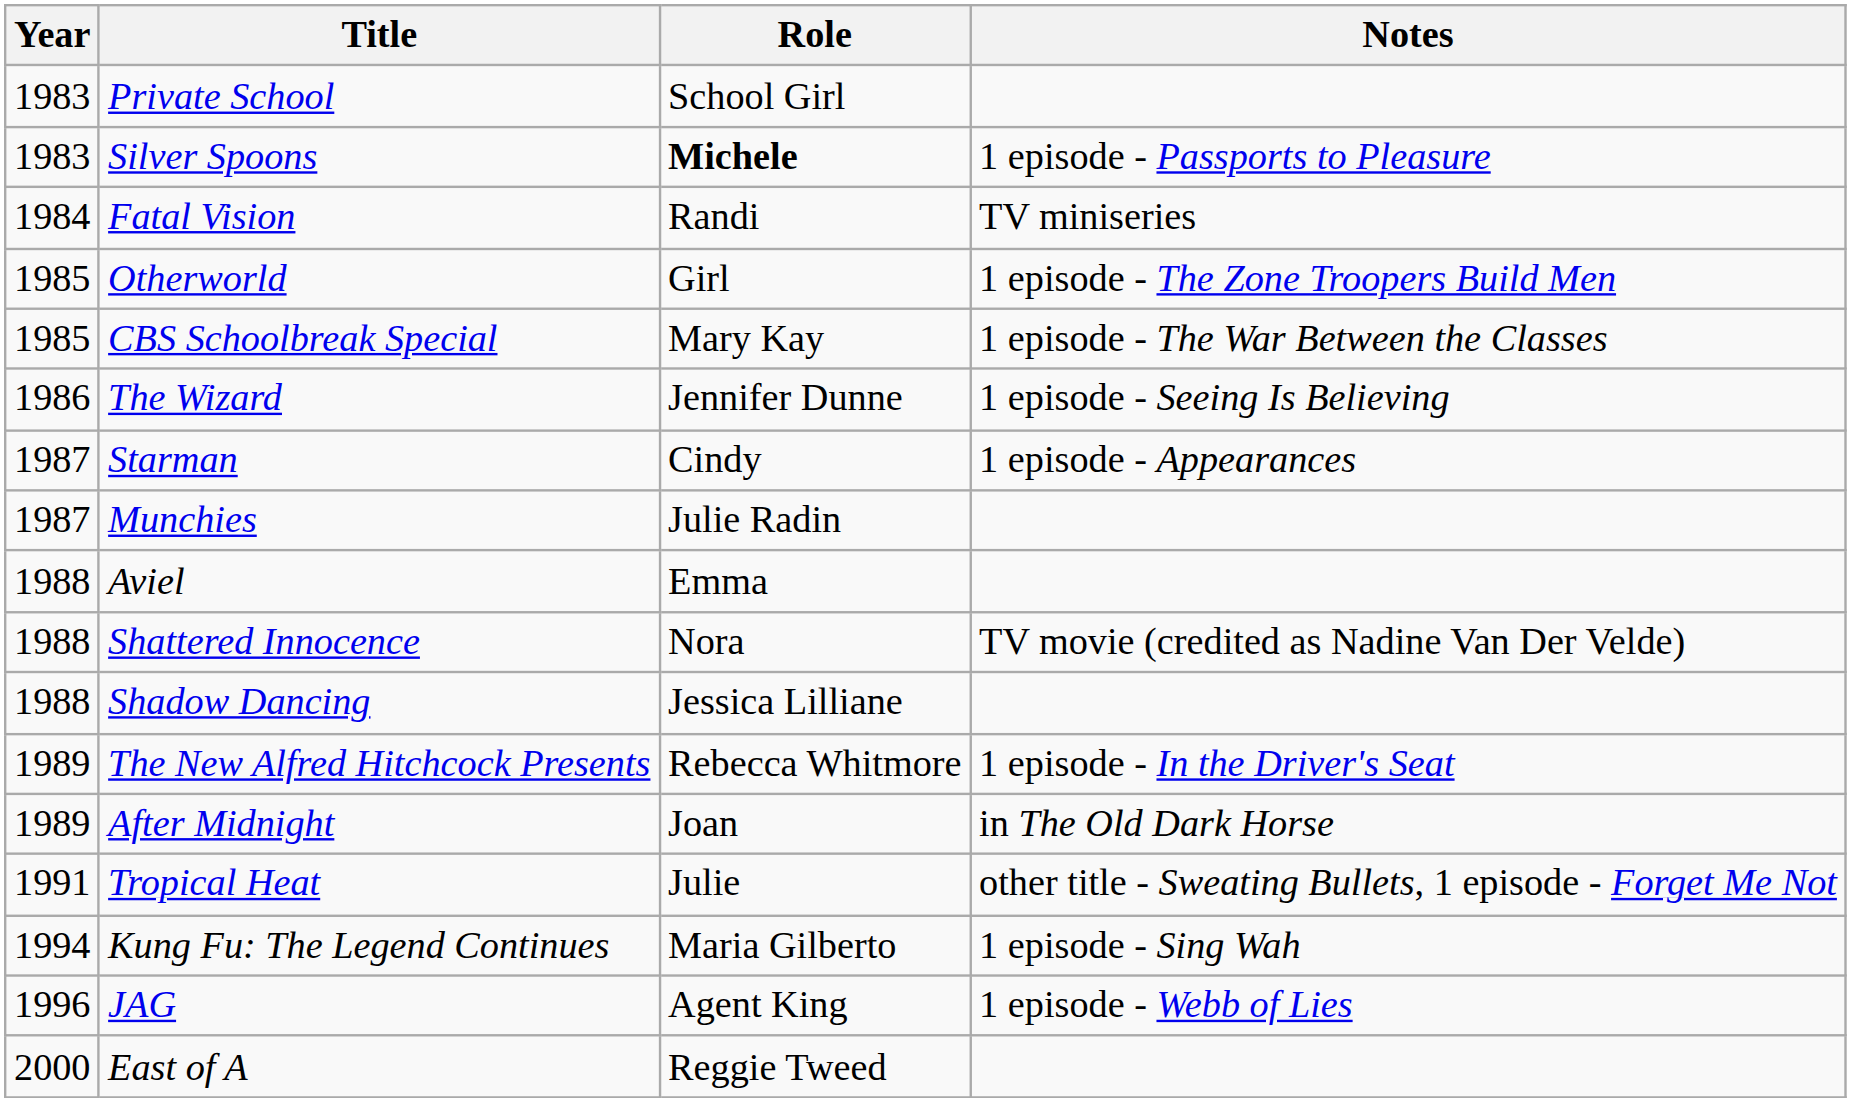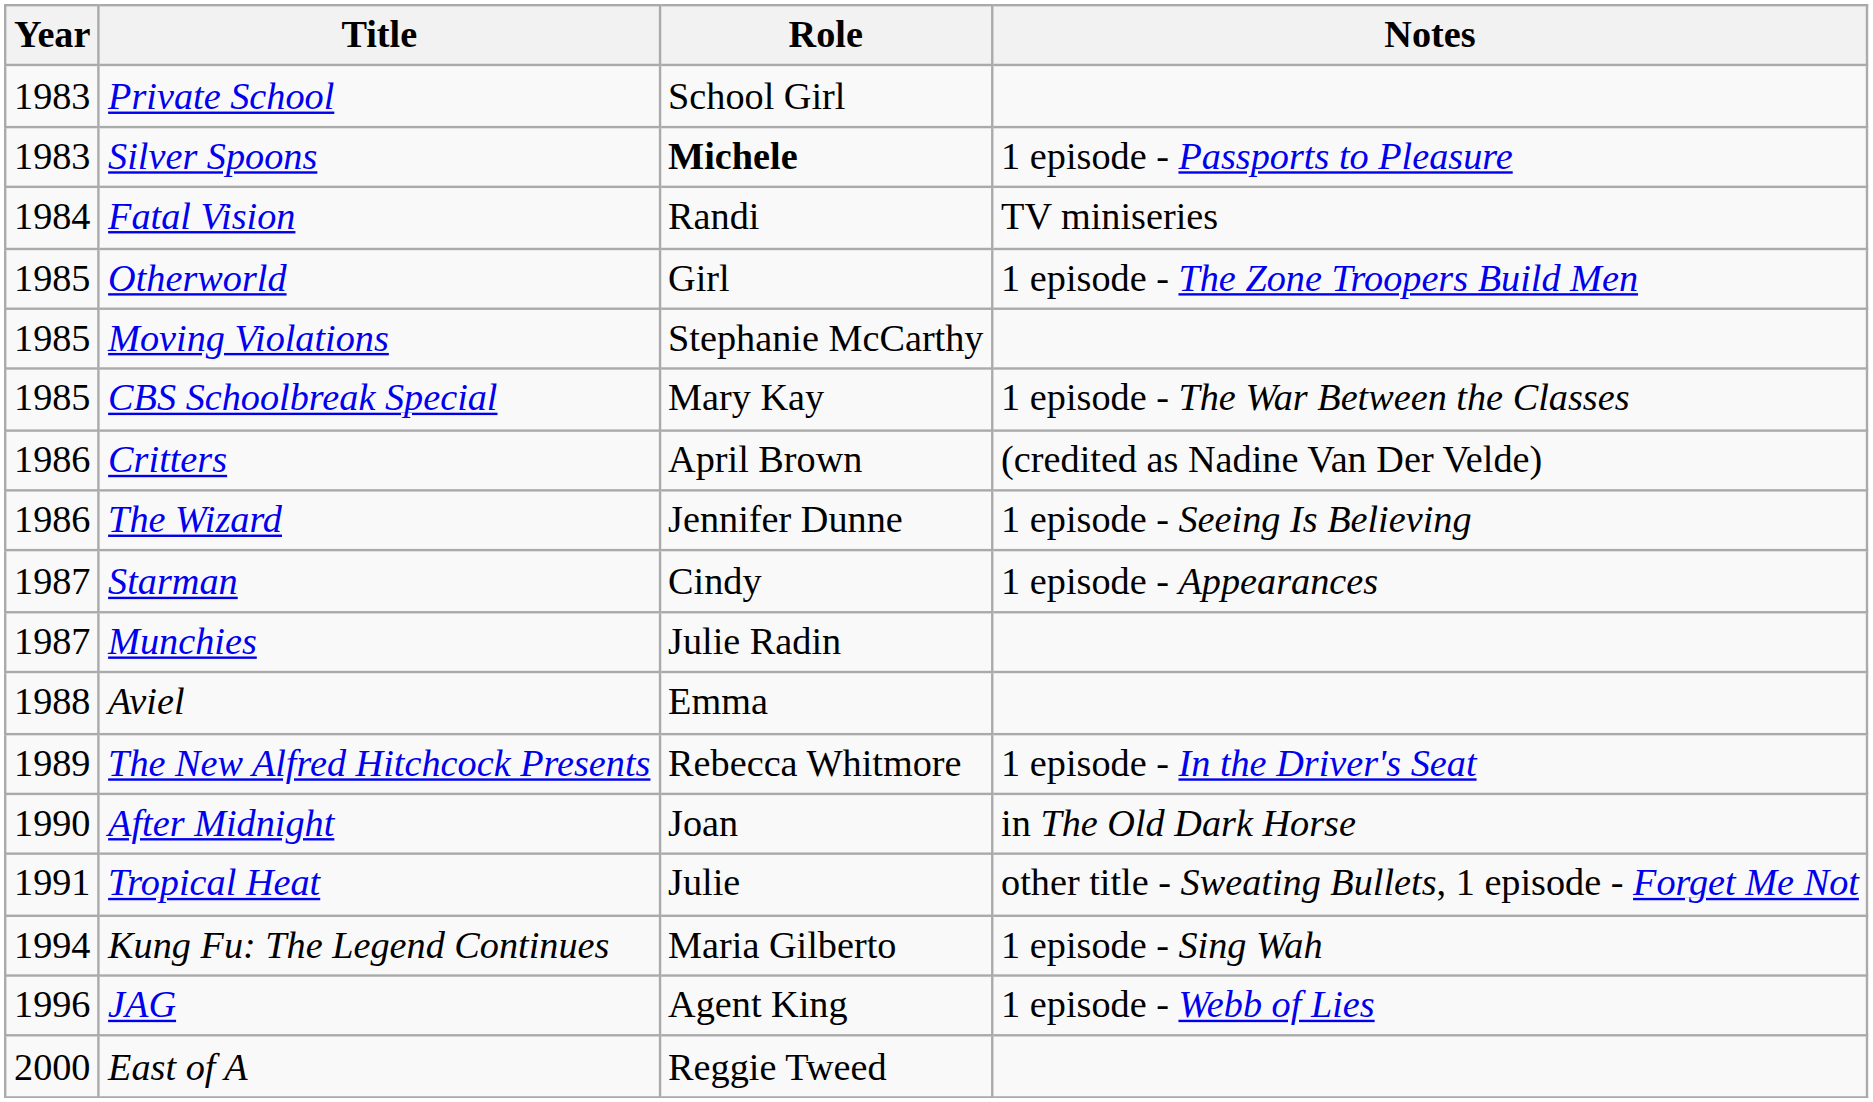+ row: (248, 338)
+ row: (168, 459)
- row: (264, 641)
- row: (239, 701)
(52, 823) 1989 -> (52, 823) 1990
